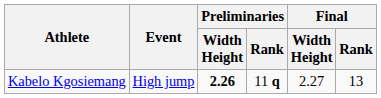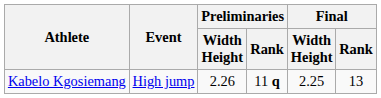(222, 81) bold -> (222, 81) normal
(312, 81) 2.27 -> (312, 81) 2.25
